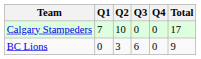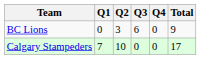rows swapped: (27, 46) <-> (49, 29)
